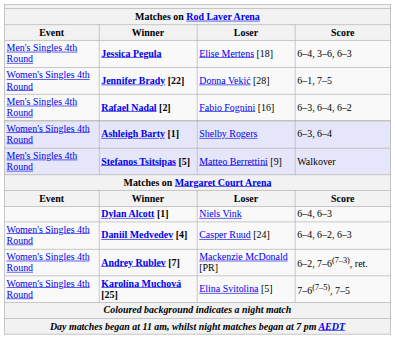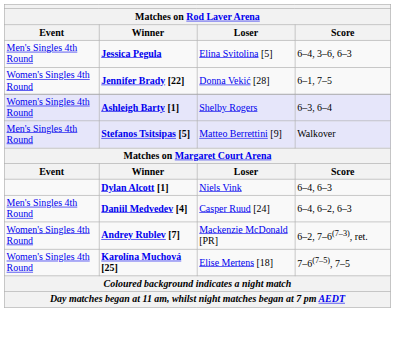(236, 53) Elise Mertens [18] -> (236, 53) Elina Svitolina [5]
- row: (136, 107)
(48, 235) Women's Singles 4th Round -> (42, 208) Men's Singles 4th Round
(236, 289) Elina Svitolina [5] -> (236, 262) Elise Mertens [18]
